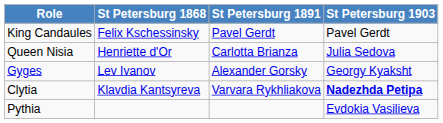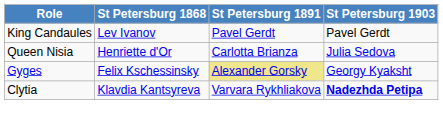(148, 33) Felix Kschessinsky -> (126, 33) Lev Ivanov
(126, 71) Lev Ivanov -> (148, 71) Felix Kschessinsky
(259, 71) no background -> (259, 71) khaki background
- row: (24, 109)
